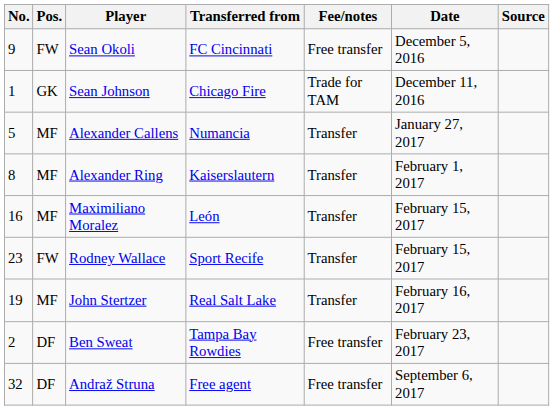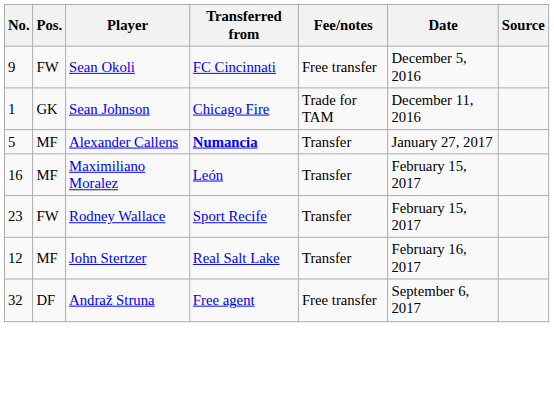(220, 133) normal -> (225, 142) bold
- row: (116, 175)
(15, 300) 19 -> (15, 258) 12
- row: (101, 342)
